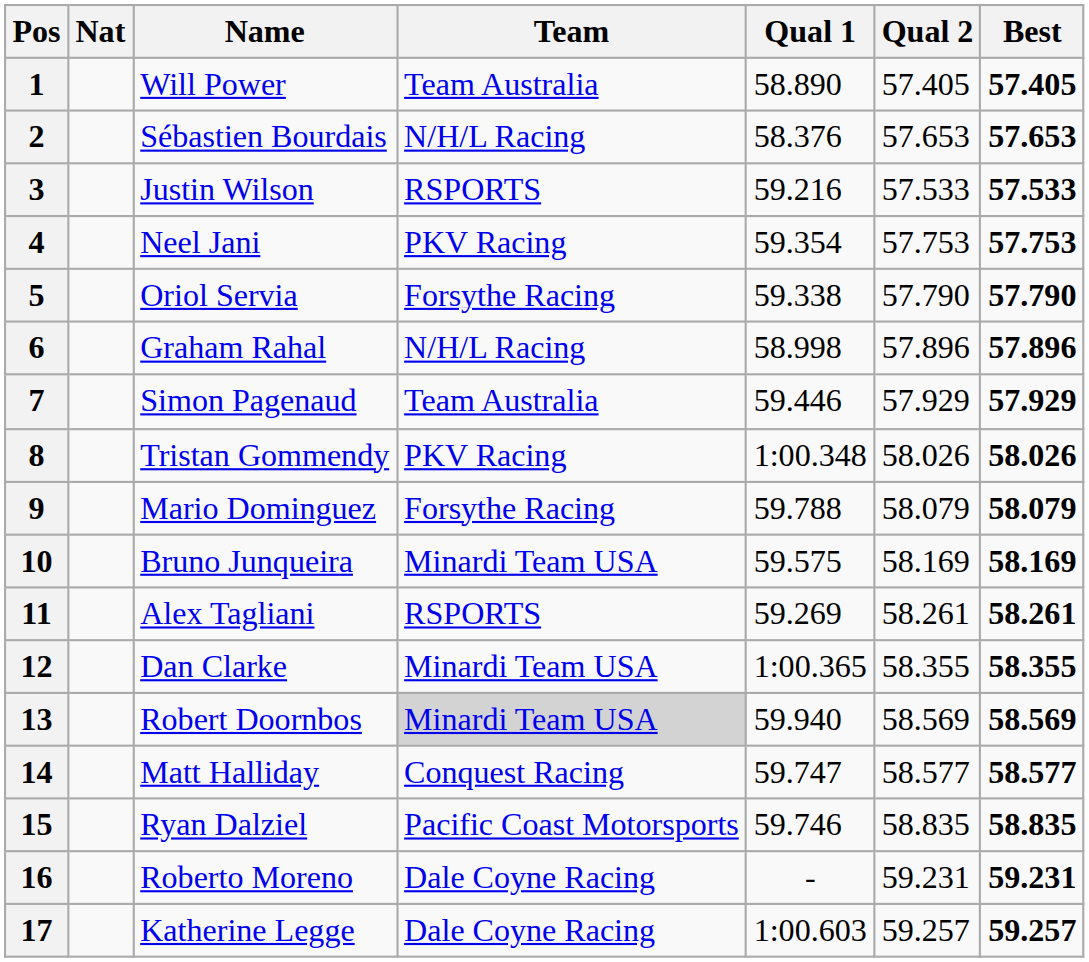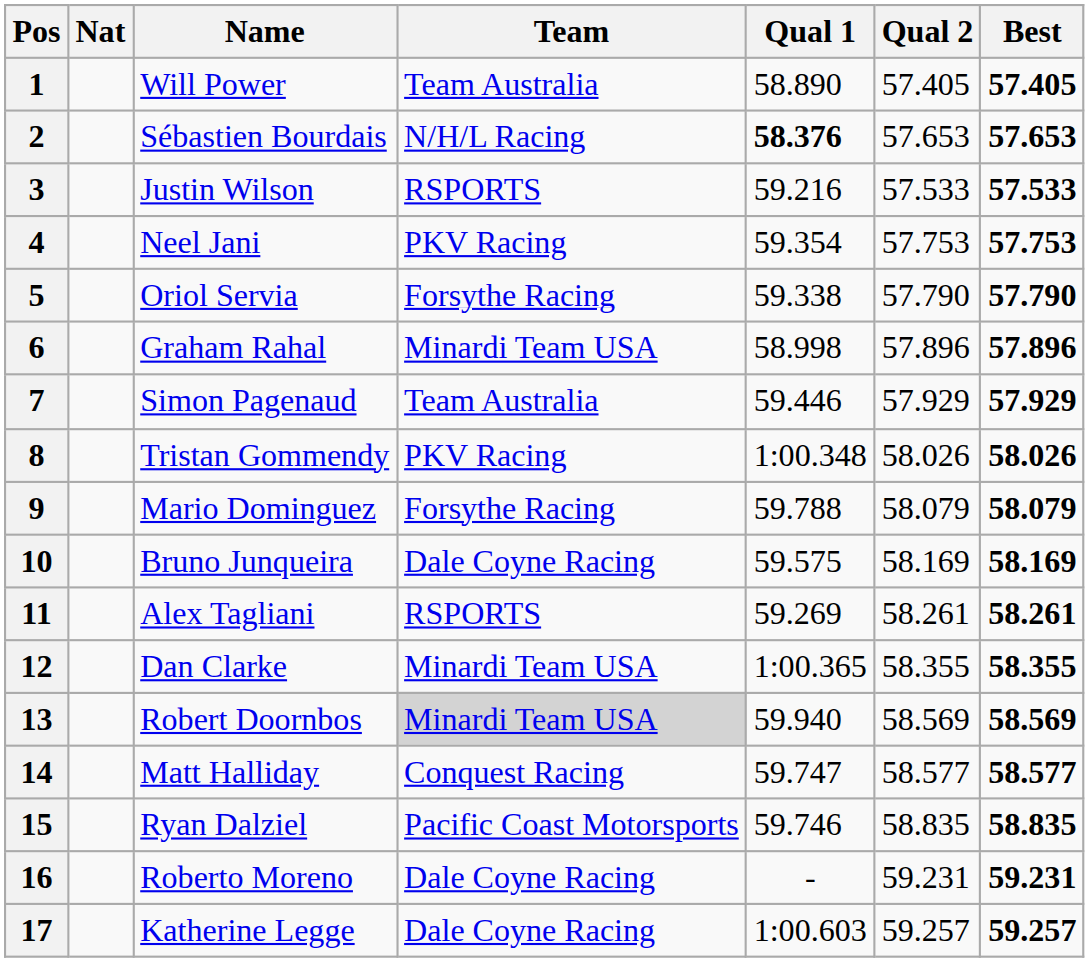(798, 136) normal -> (798, 136) bold
(495, 348) N/H/L Racing -> (531, 348) Minardi Team USA
(531, 559) Minardi Team USA -> (530, 559) Dale Coyne Racing
